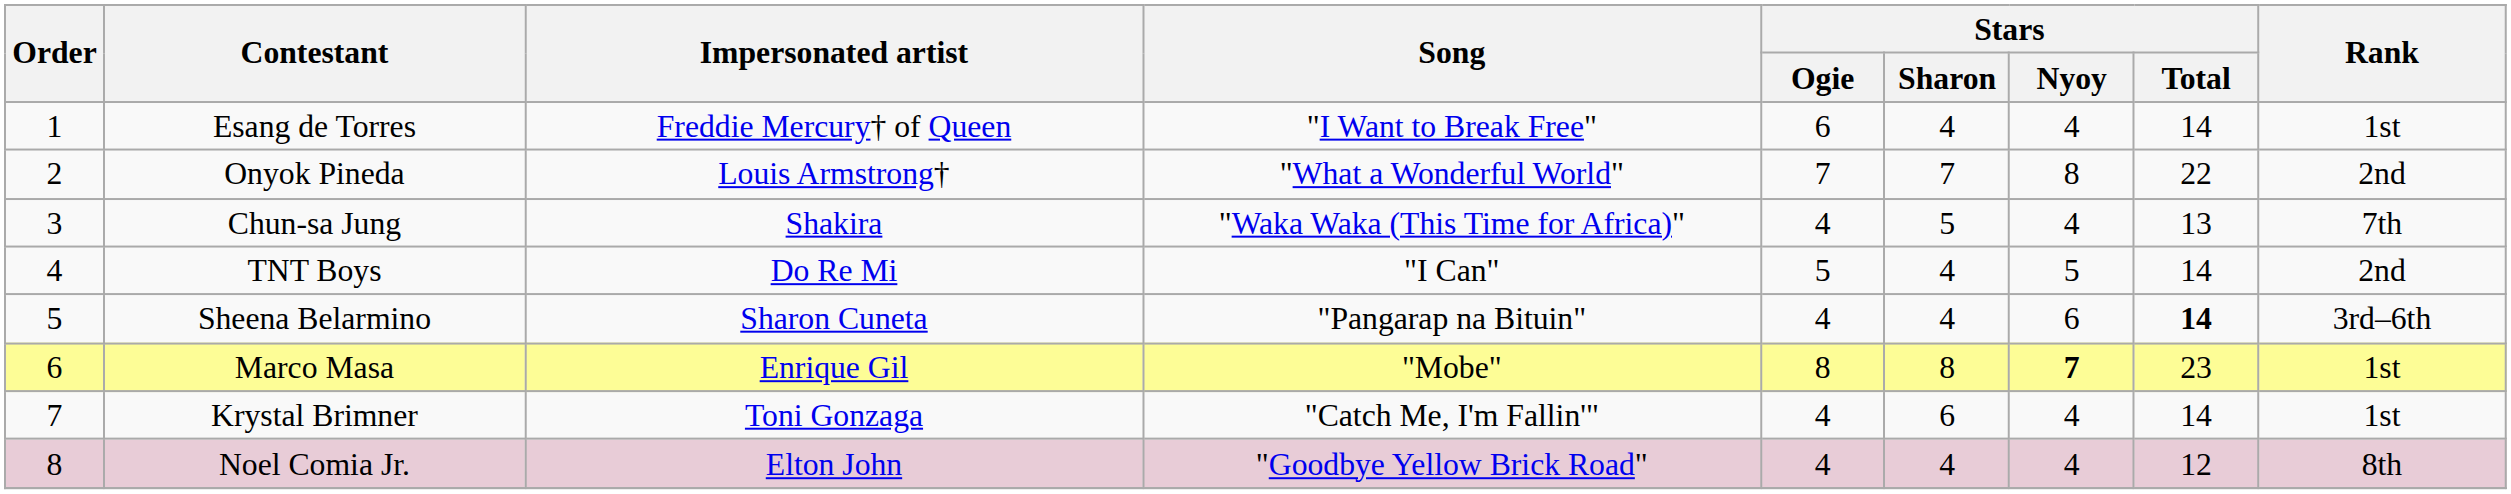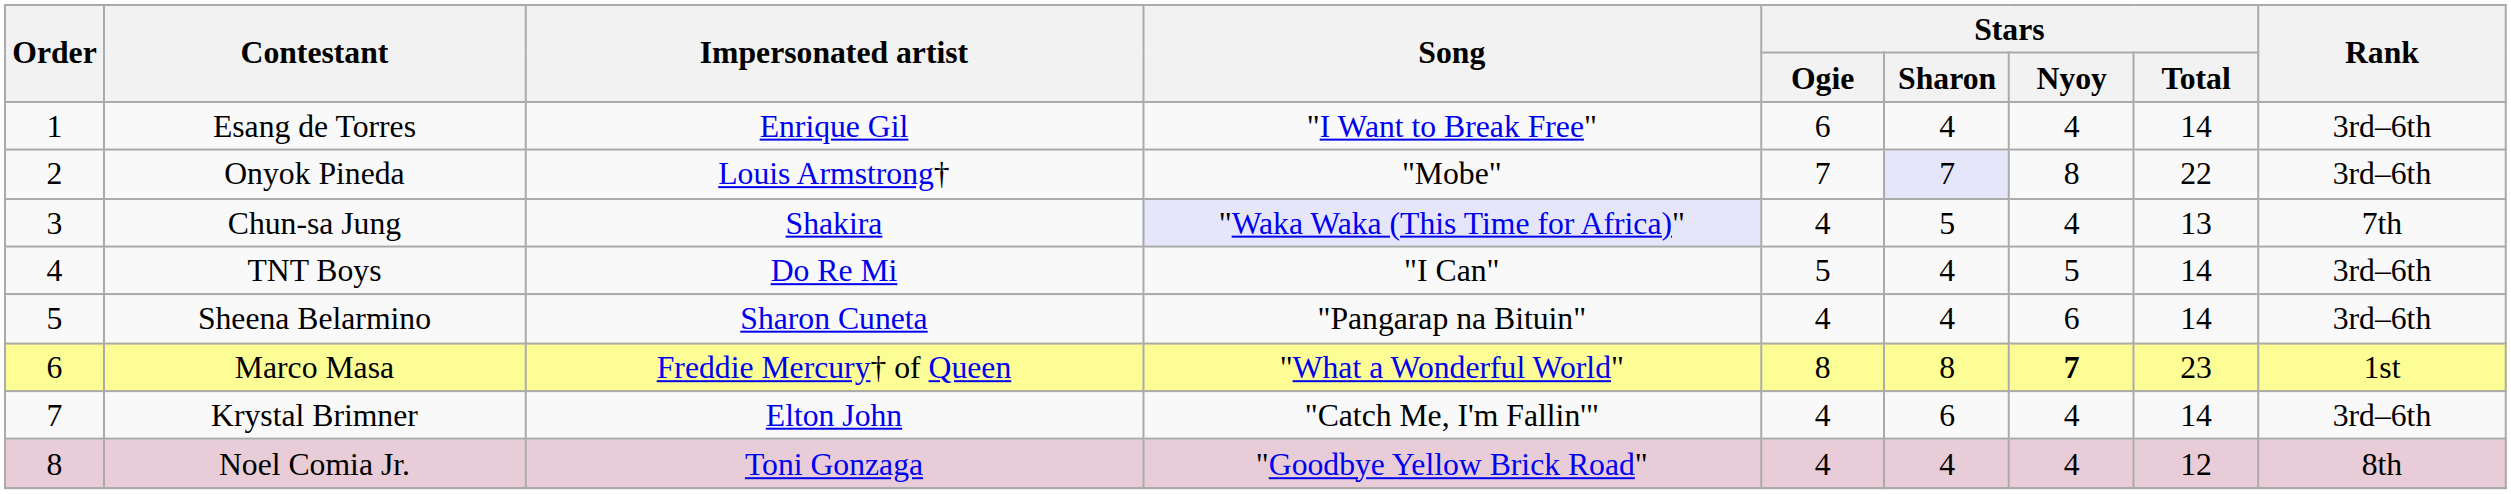(834, 126) Freddie Mercury† of Queen -> (834, 126) Enrique Gil
(2382, 126) 1st -> (2382, 126) 3rd–6th
(1452, 174) "What a Wonderful World" -> (1452, 174) "Mobe"
(1947, 174) no background -> (1947, 174) lavender background
(2382, 174) 2nd -> (2382, 174) 3rd–6th
(1452, 222) no background -> (1452, 222) lavender background
(2382, 270) 2nd -> (2382, 270) 3rd–6th
(2196, 319) bold -> (2196, 319) normal
(834, 367) Enrique Gil -> (834, 367) Freddie Mercury† of Queen
(1452, 367) "Mobe" -> (1452, 367) "What a Wonderful World"
(834, 415) Toni Gonzaga -> (834, 415) Elton John
(2382, 415) 1st -> (2382, 415) 3rd–6th
(834, 463) Elton John -> (834, 463) Toni Gonzaga
